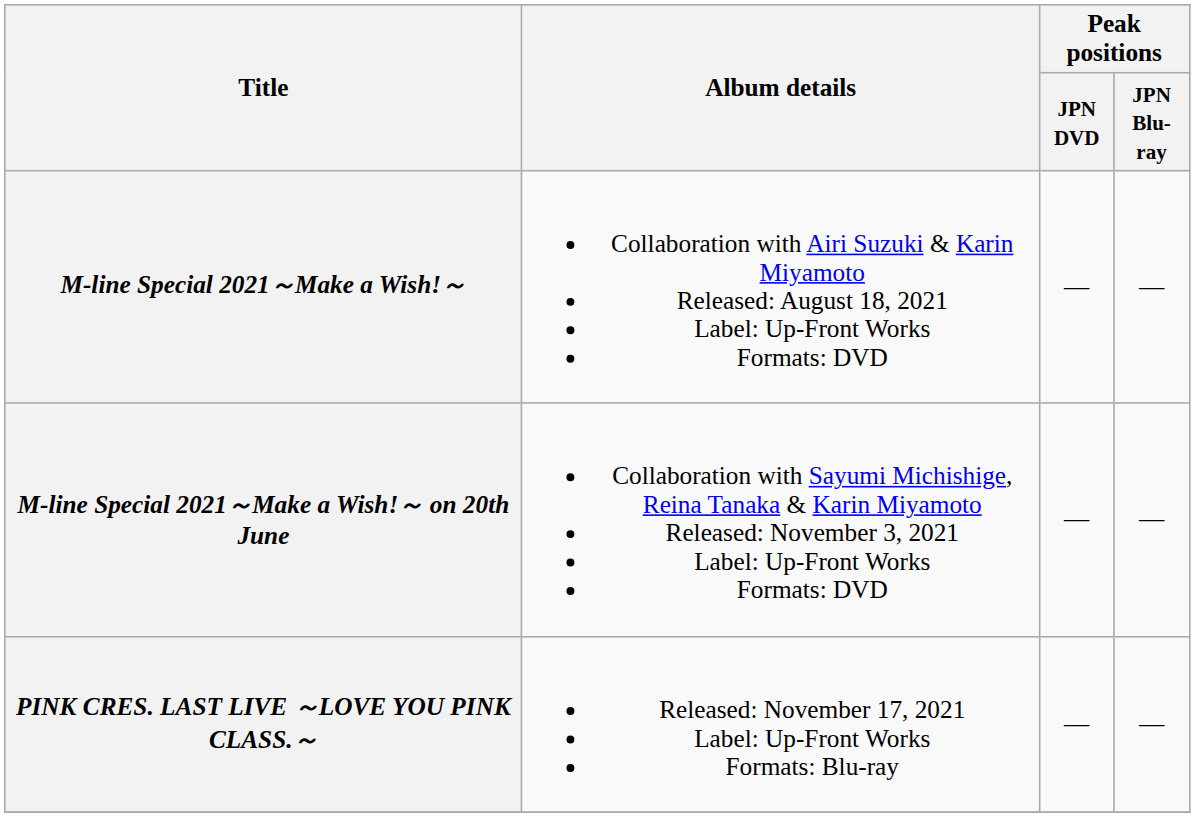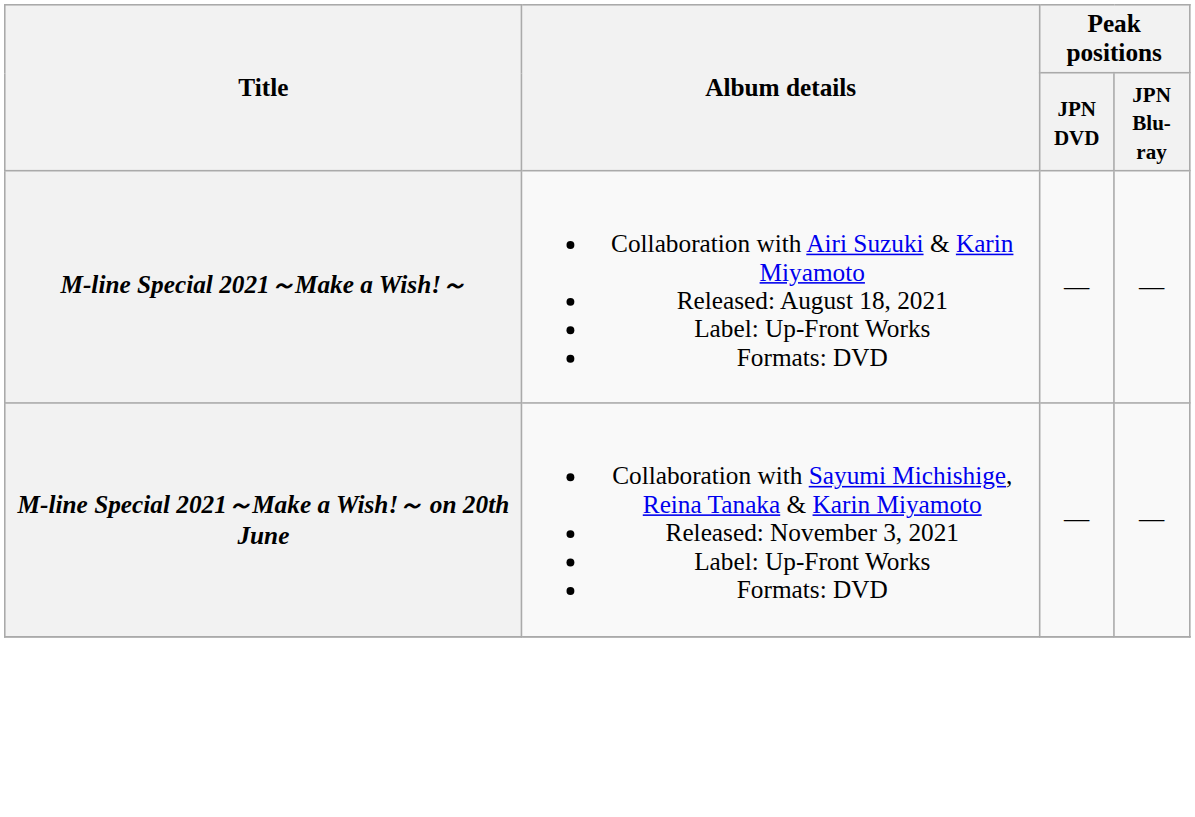- row: (263, 722)
